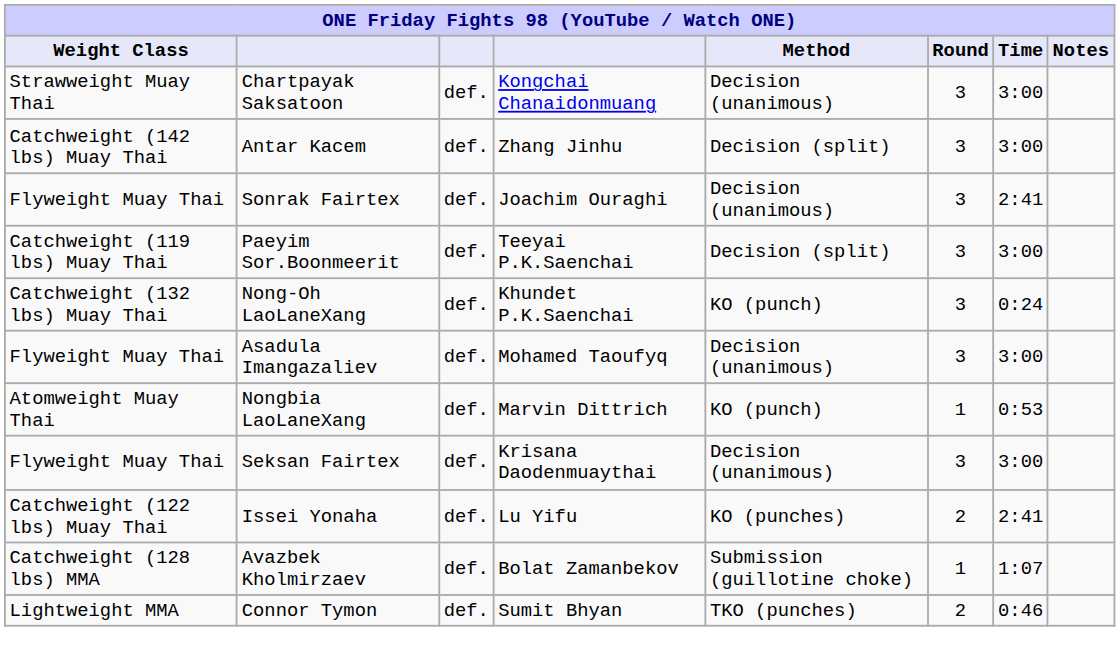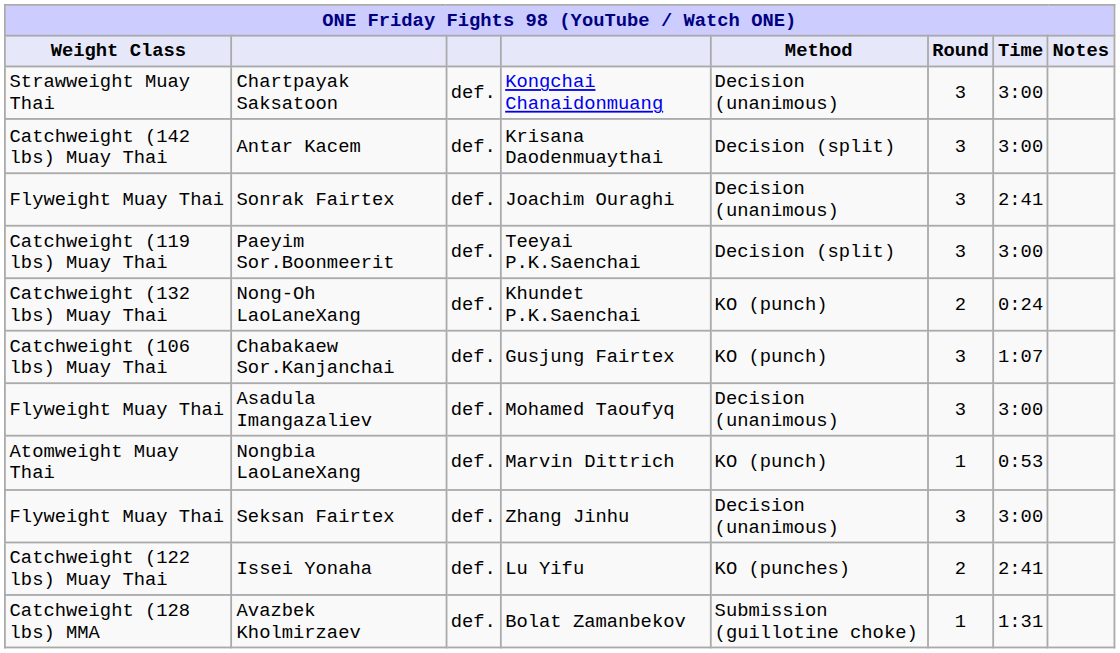(560, 147) Zhang Jinhu -> (584, 147) Krisana Daodenmuaythai
(961, 305) 3 -> (960, 305) 2
+ row: (316, 358)
(577, 463) Krisana Daodenmuaythai -> (567, 516) Zhang Jinhu
(1021, 569) 1:07 -> (1021, 622) 1:31
- row: (310, 611)
